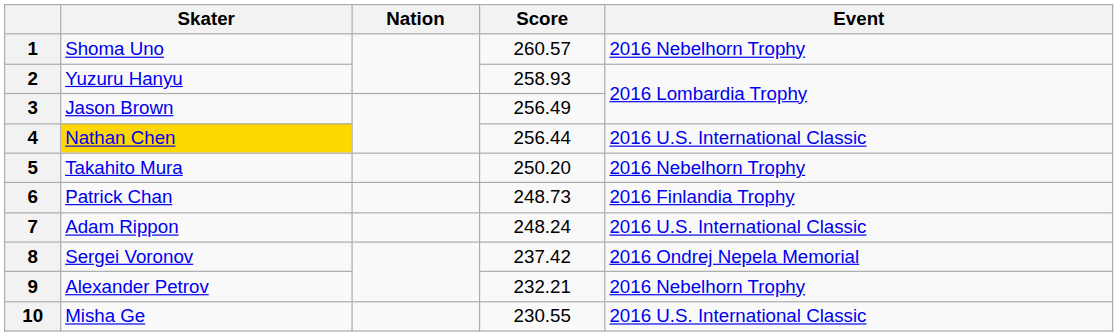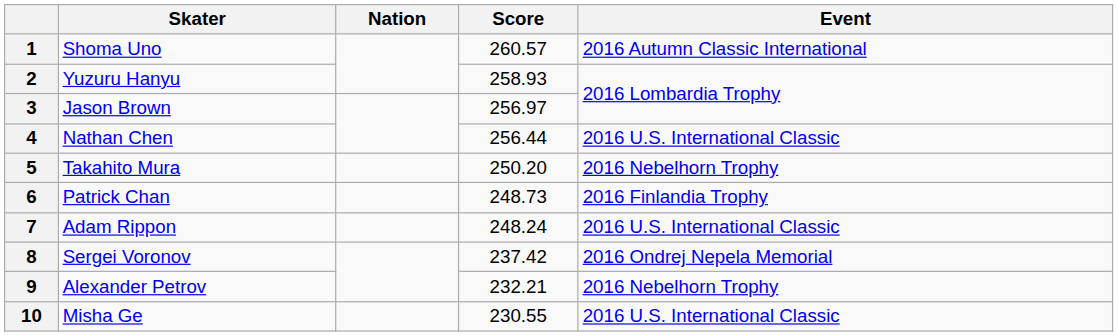(707, 49) 2016 Nebelhorn Trophy -> (725, 49) 2016 Autumn Classic International
(542, 108) 256.49 -> (518, 108) 256.97
(120, 138) gold background -> (118, 138) no background
